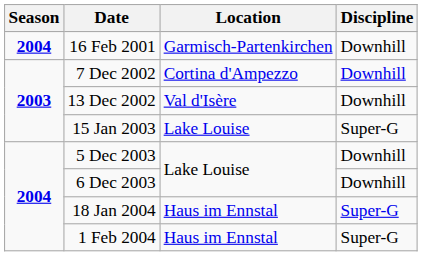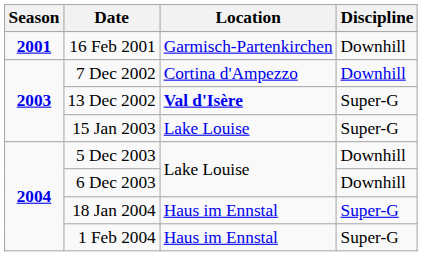(34, 45) 2004 -> (34, 45) 2001
(200, 100) normal -> (203, 100) bold
(373, 100) Downhill -> (370, 100) Super-G
